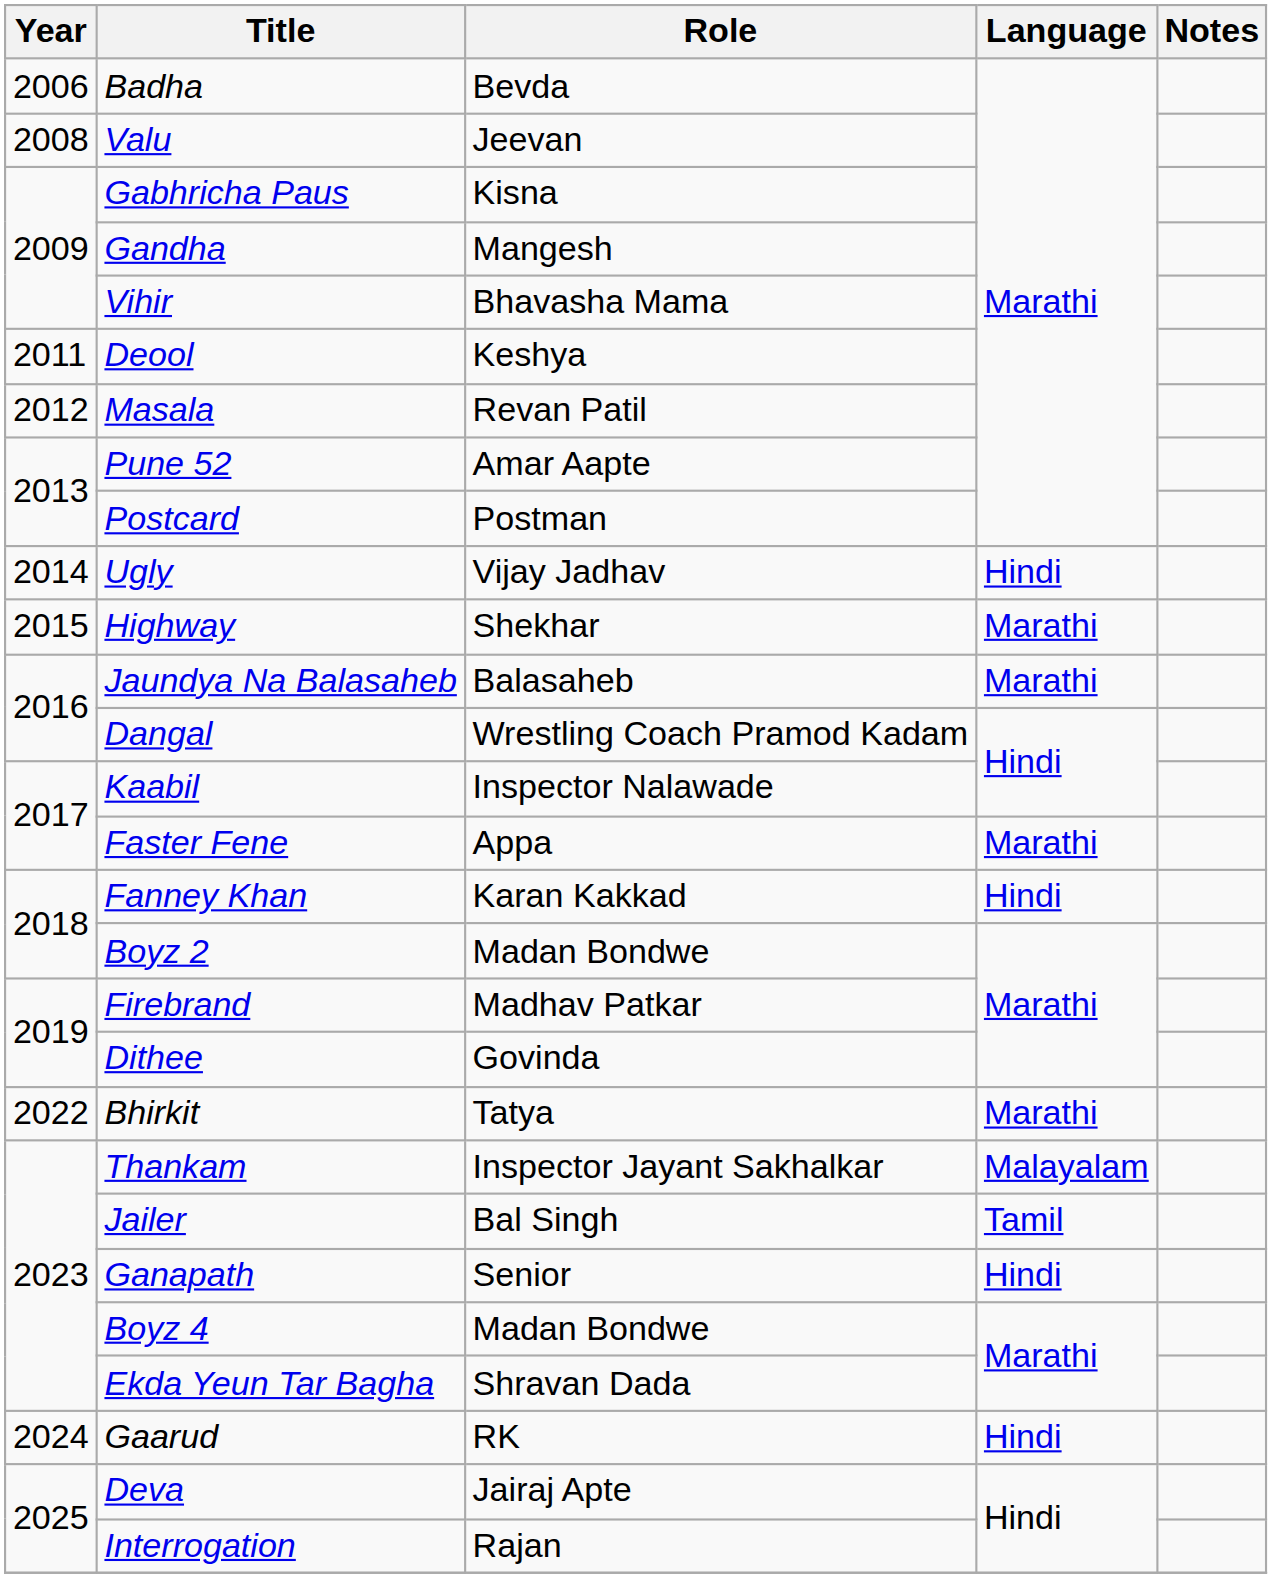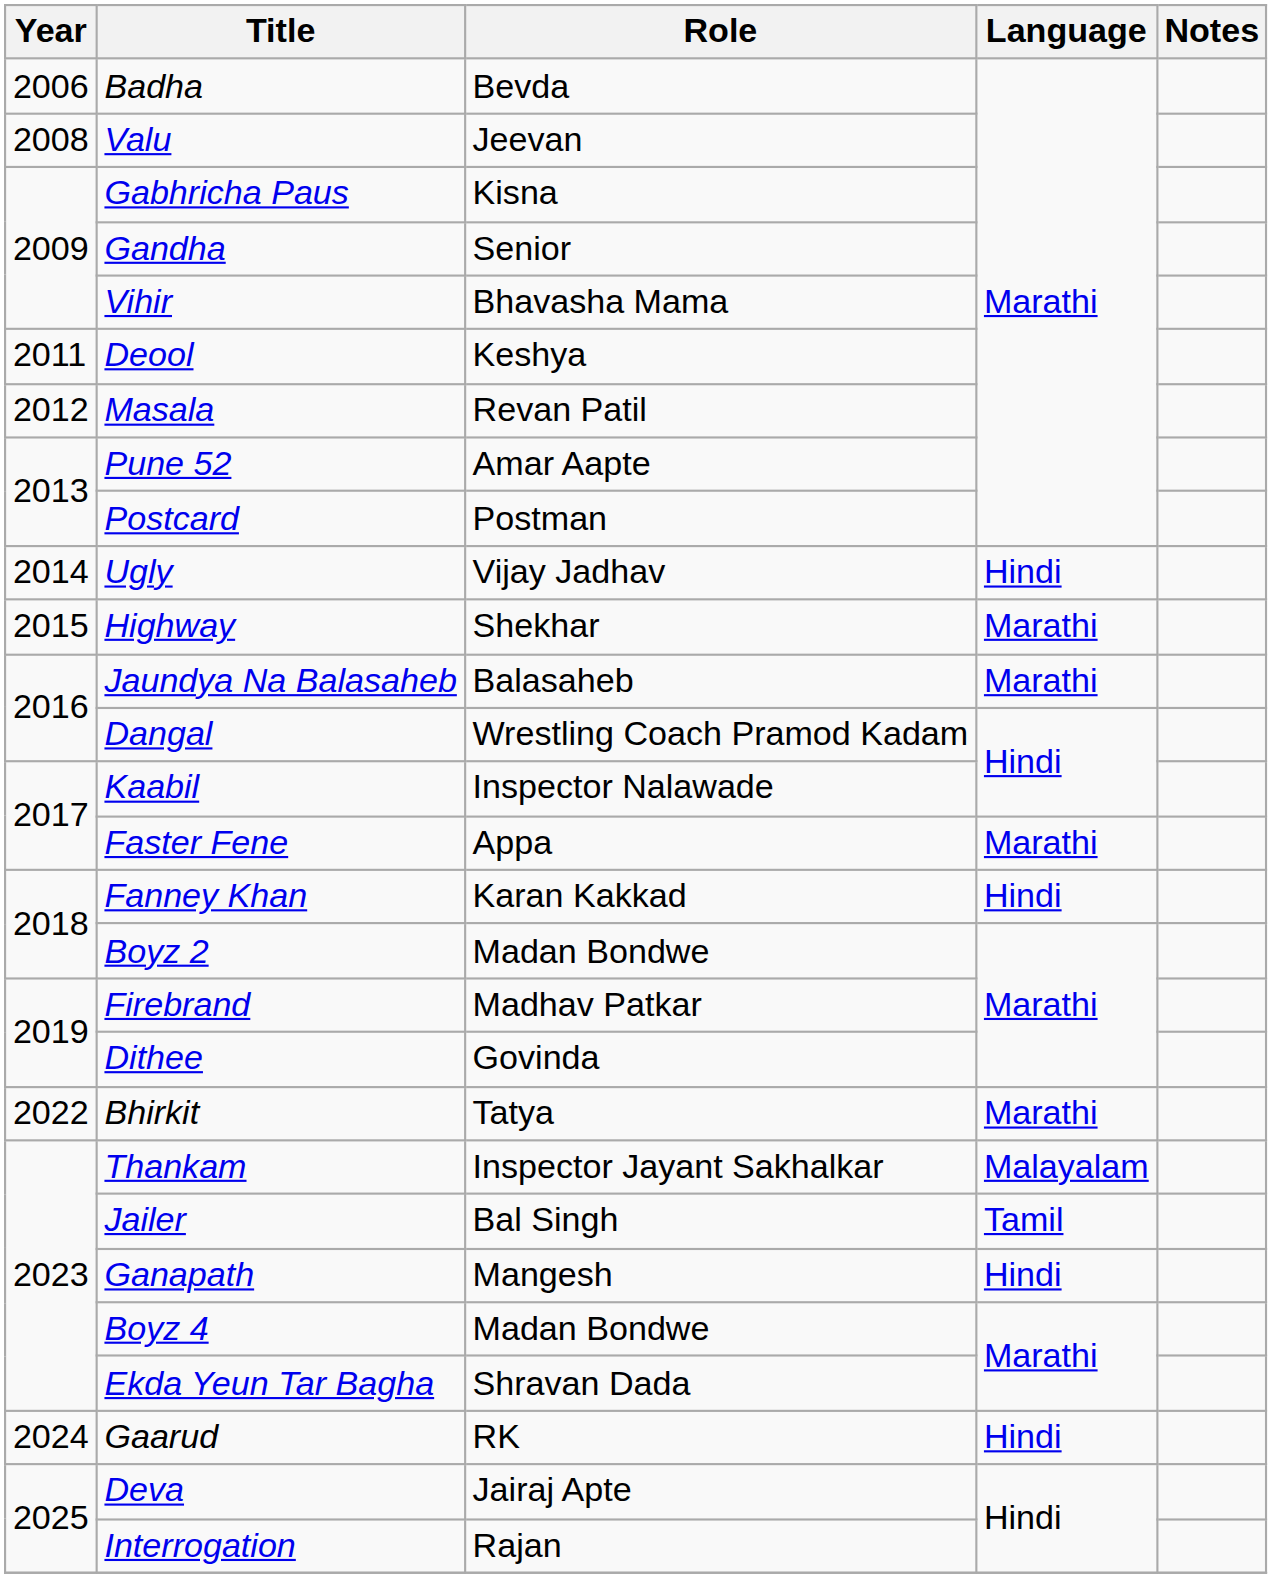(543, 247) Mangesh -> (522, 247) Senior
(522, 1274) Senior -> (543, 1274) Mangesh
